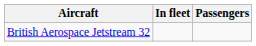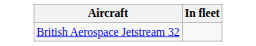- column: (222, 13)
